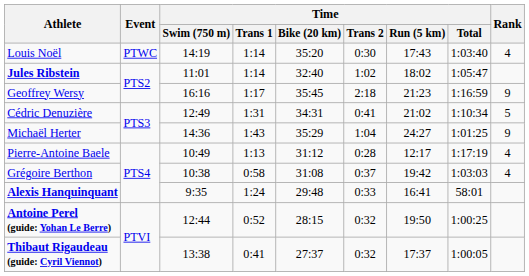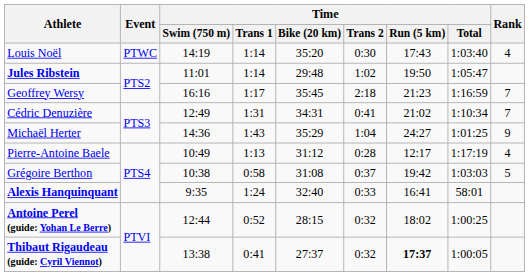(310, 73) 32:40 -> (310, 73) 29:48
(417, 73) 18:02 -> (417, 73) 19:50
(508, 93) 9 -> (508, 93) 7
(508, 113) 5 -> (508, 113) 7
(508, 173) 4 -> (508, 173) 5
(310, 193) 29:48 -> (310, 193) 32:40
(417, 220) 19:50 -> (417, 220) 18:02
(417, 254) normal -> (417, 254) bold
